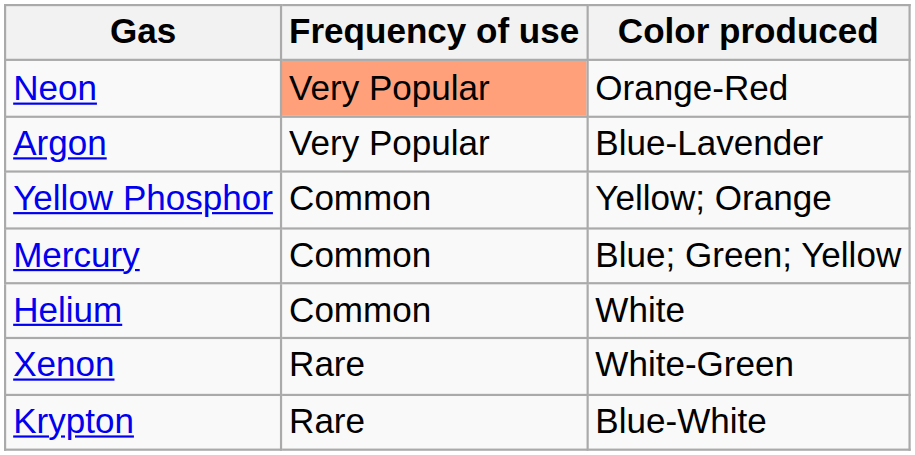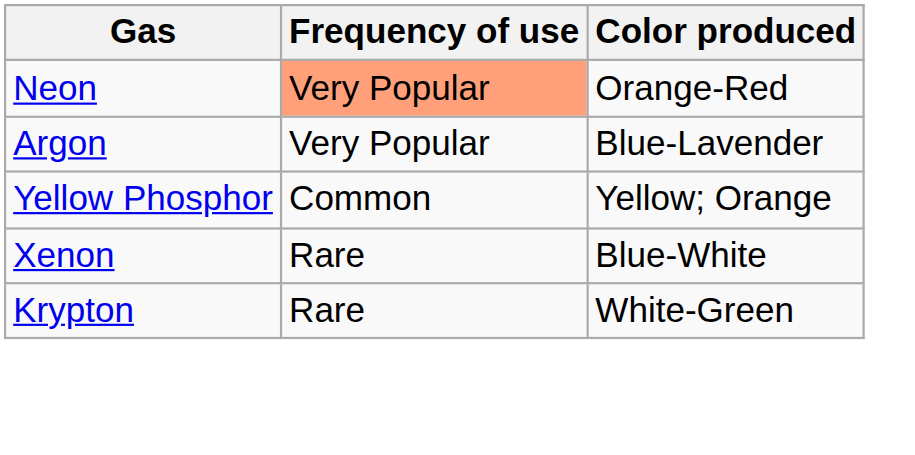- row: (76, 254)
- row: (68, 310)
(695, 365) White-Green -> (681, 254) Blue-White
(681, 421) Blue-White -> (695, 310) White-Green
